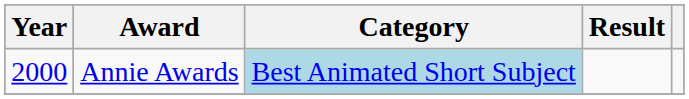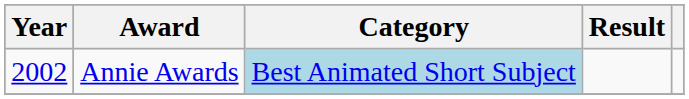(39, 71) 2000 -> (39, 71) 2002
